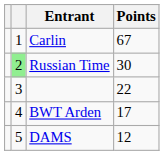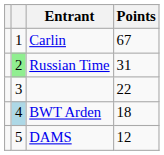(124, 64) 30 -> (124, 64) 31
(19, 113) no background -> (19, 113) lightblue background
(124, 113) 17 -> (124, 113) 18
